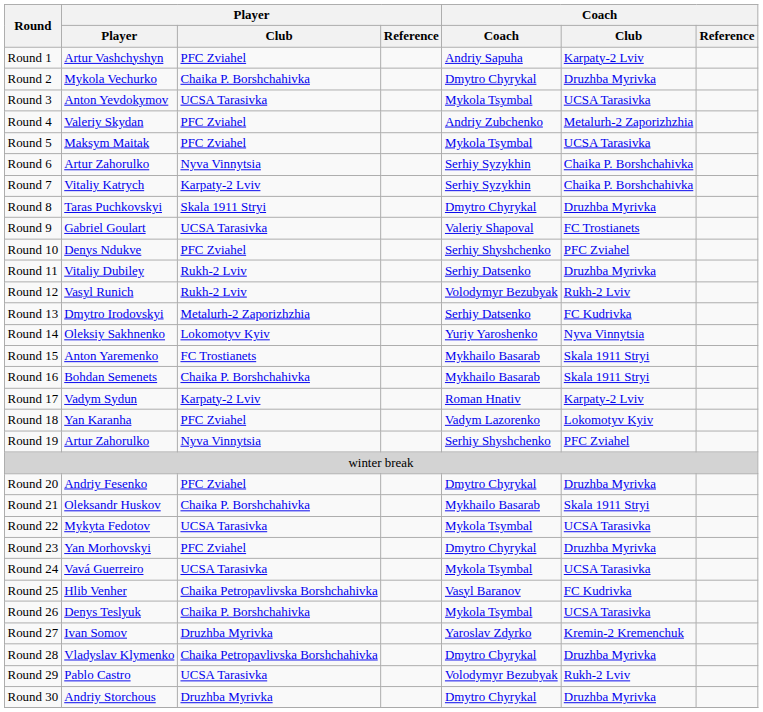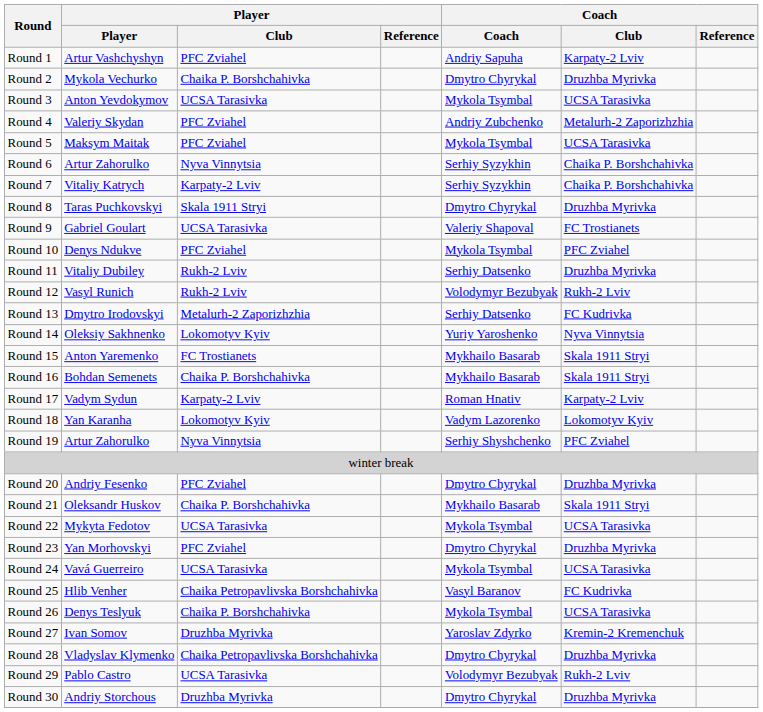(498, 249) Serhiy Shyshchenko -> (489, 249) Mykola Tsymbal
(213, 419) PFC Zviahel -> (225, 419) Lokomotyv Kyiv
